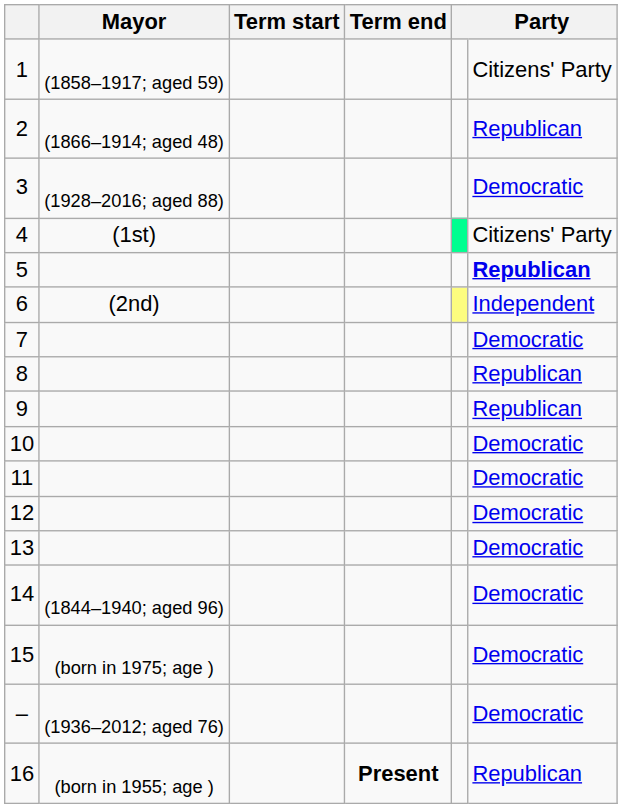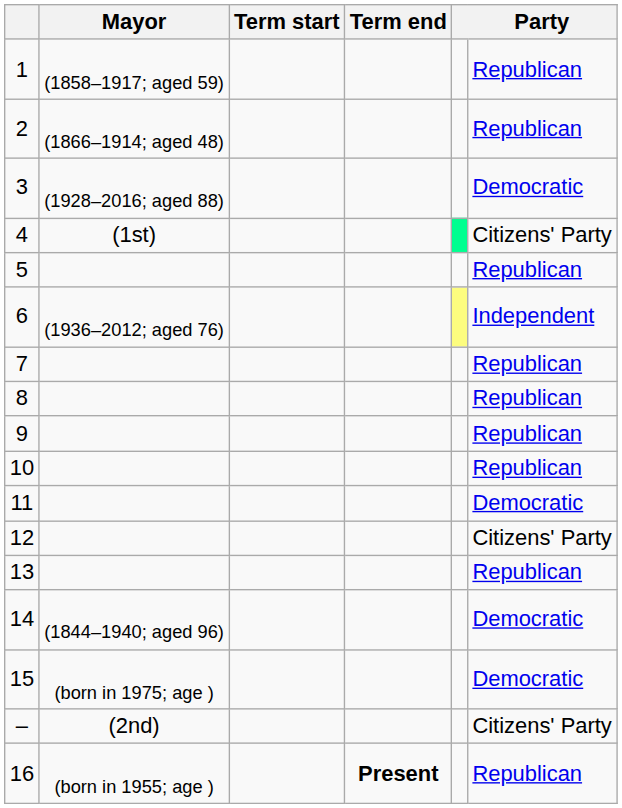(542, 68) Citizens' Party -> (527, 68) Republican
(531, 269) bold -> (527, 269) normal
(134, 304) (2nd) -> (134, 330) (1936–2012; aged 76)
(528, 339) Democratic -> (527, 363) Republican
(528, 443) Democratic -> (527, 468) Republican
(528, 513) Democratic -> (542, 537) Citizens' Party
(528, 547) Democratic -> (527, 572) Republican
(134, 727) (1936–2012; aged 76) -> (134, 726) (2nd)
(528, 713) Democratic -> (542, 726) Citizens' Party
